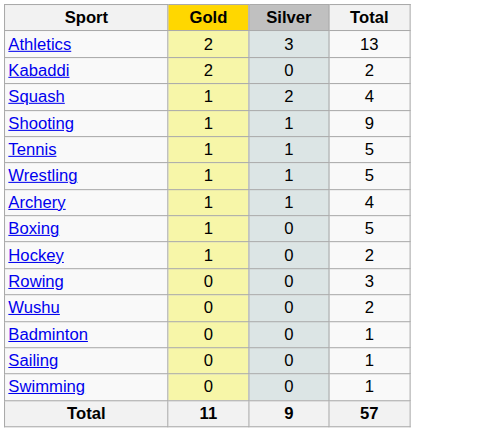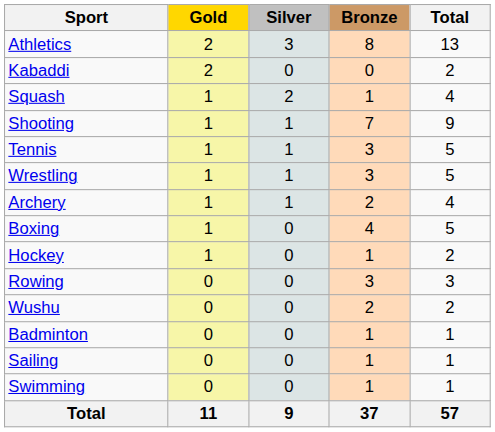+ column: (369, 17)
